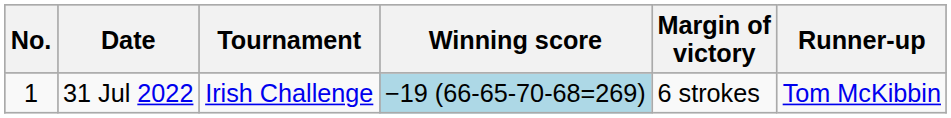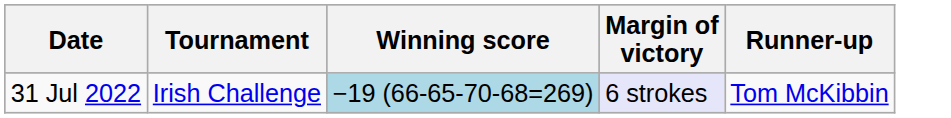- column: (31, 39)
(709, 93) no background -> (656, 93) lavender background
